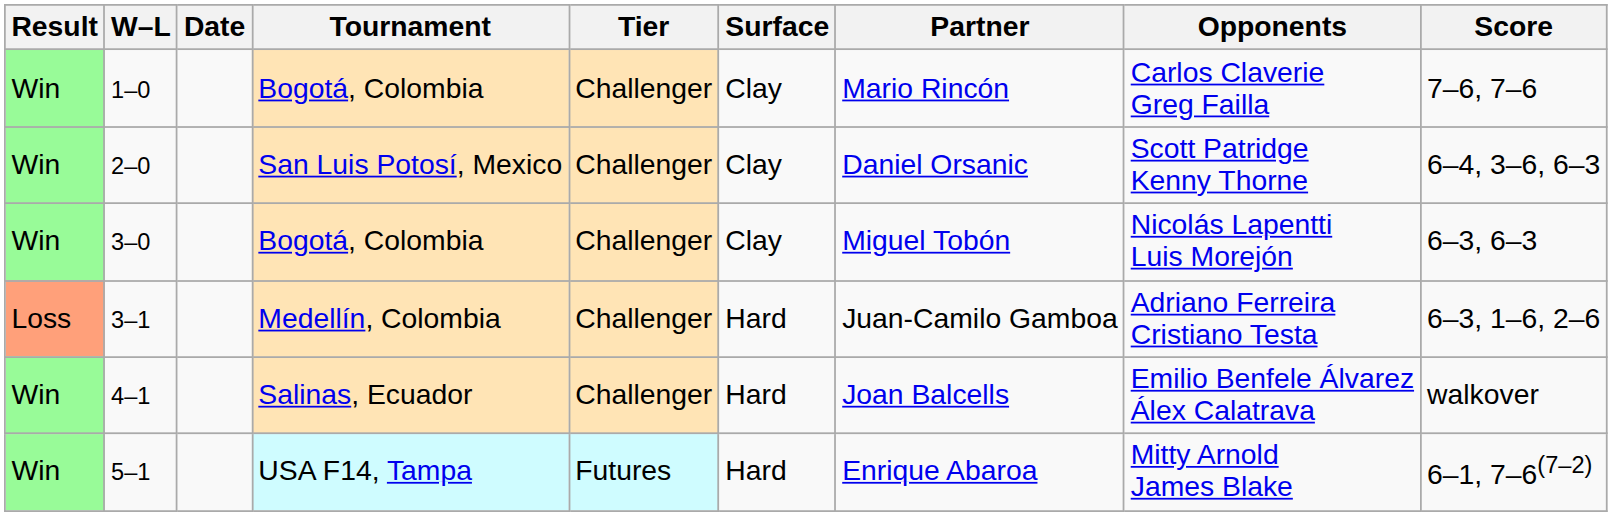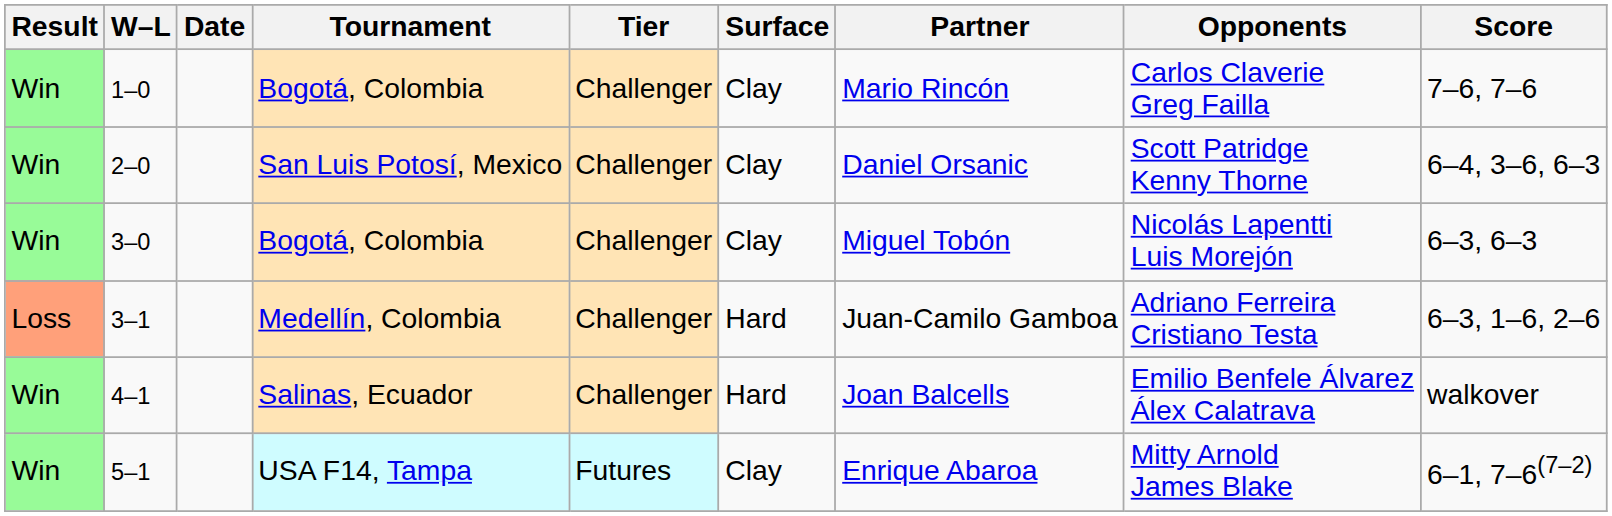(756, 471) Hard -> (754, 471) Clay
